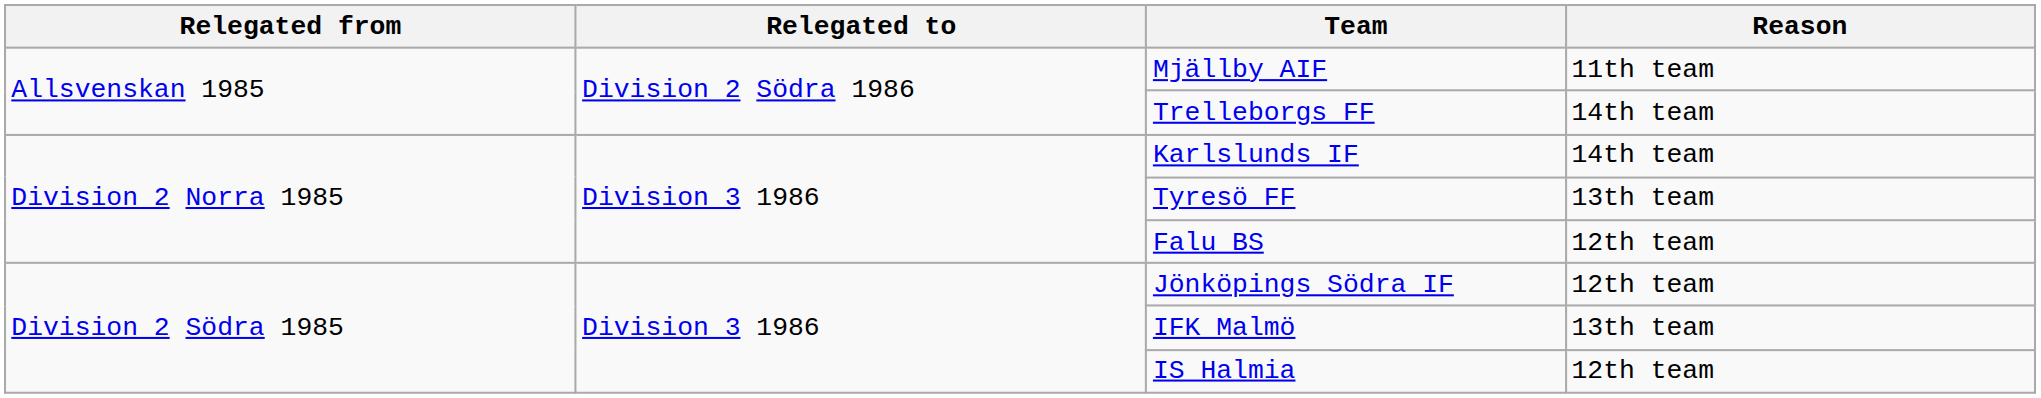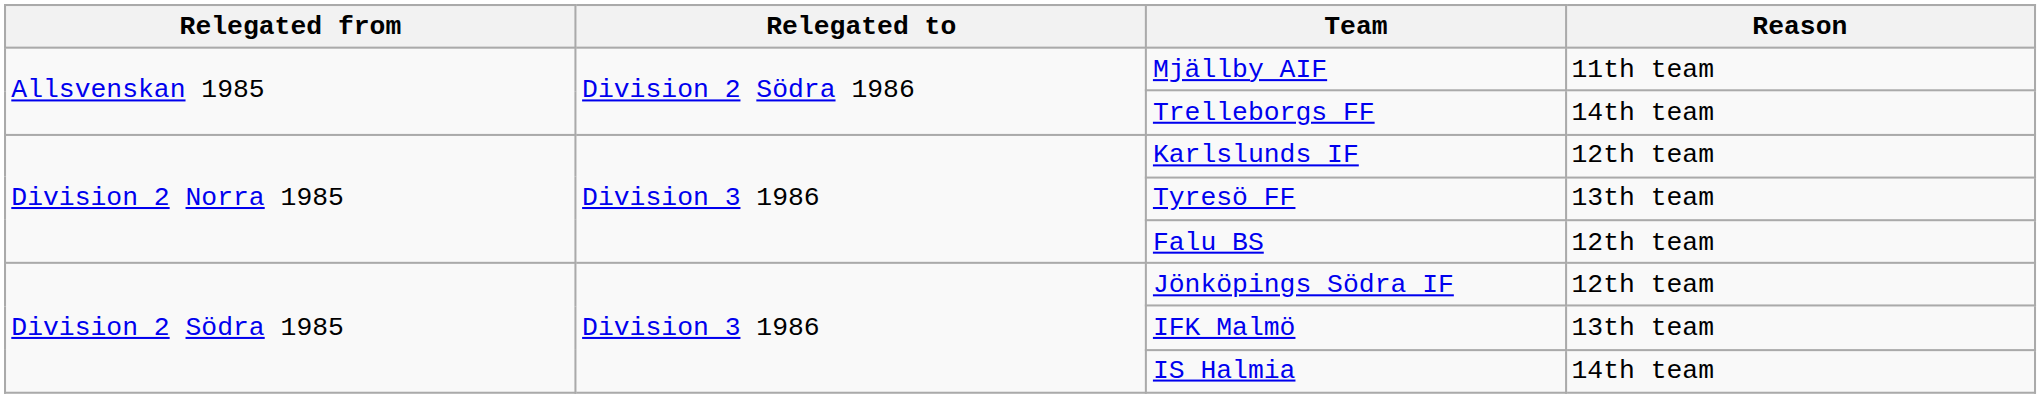(1643, 156) 14th team -> (1643, 156) 12th team
(1643, 371) 12th team -> (1643, 371) 14th team
